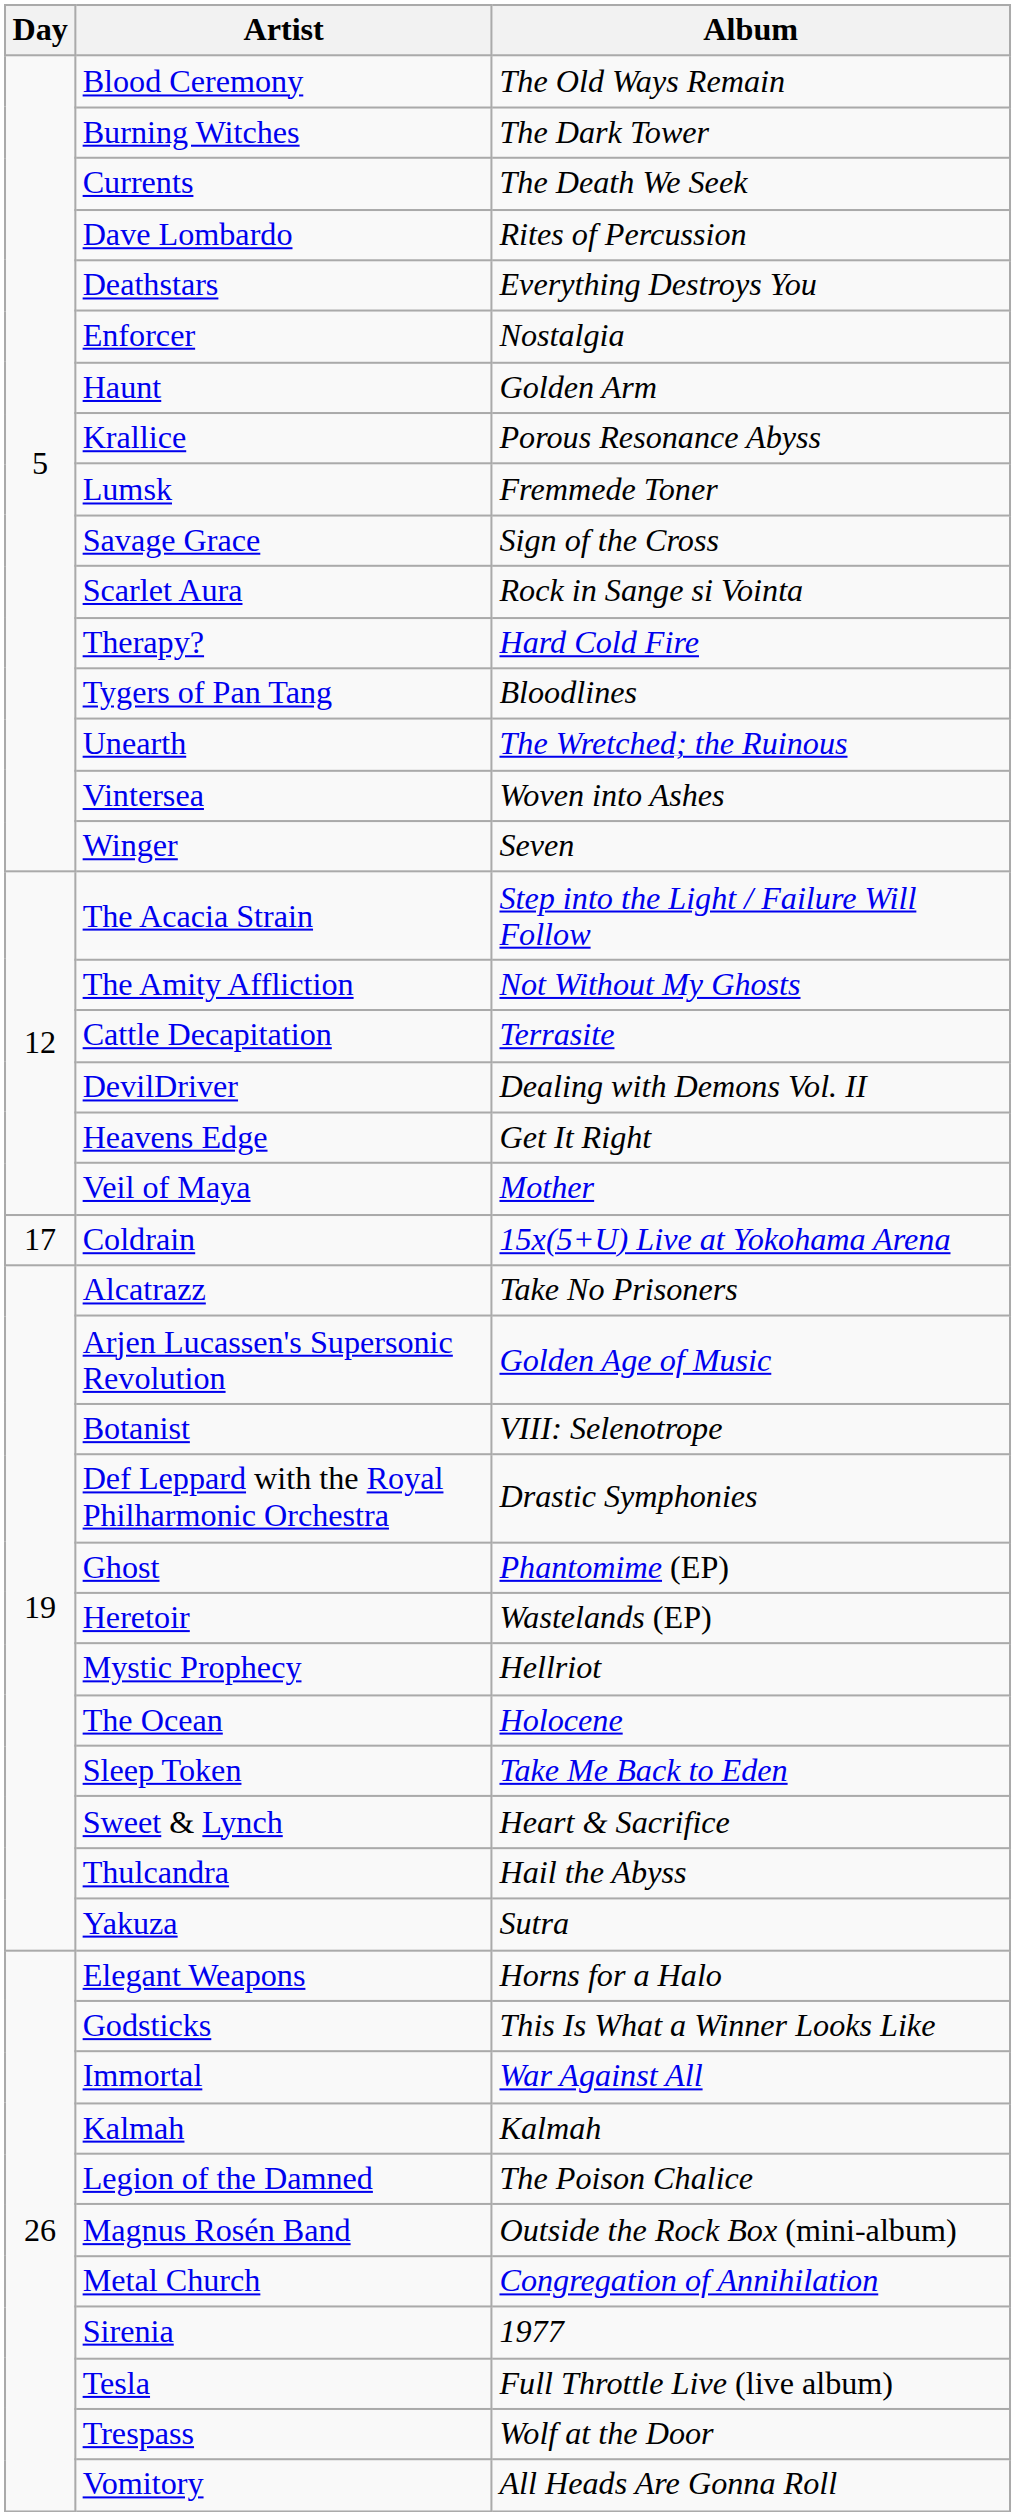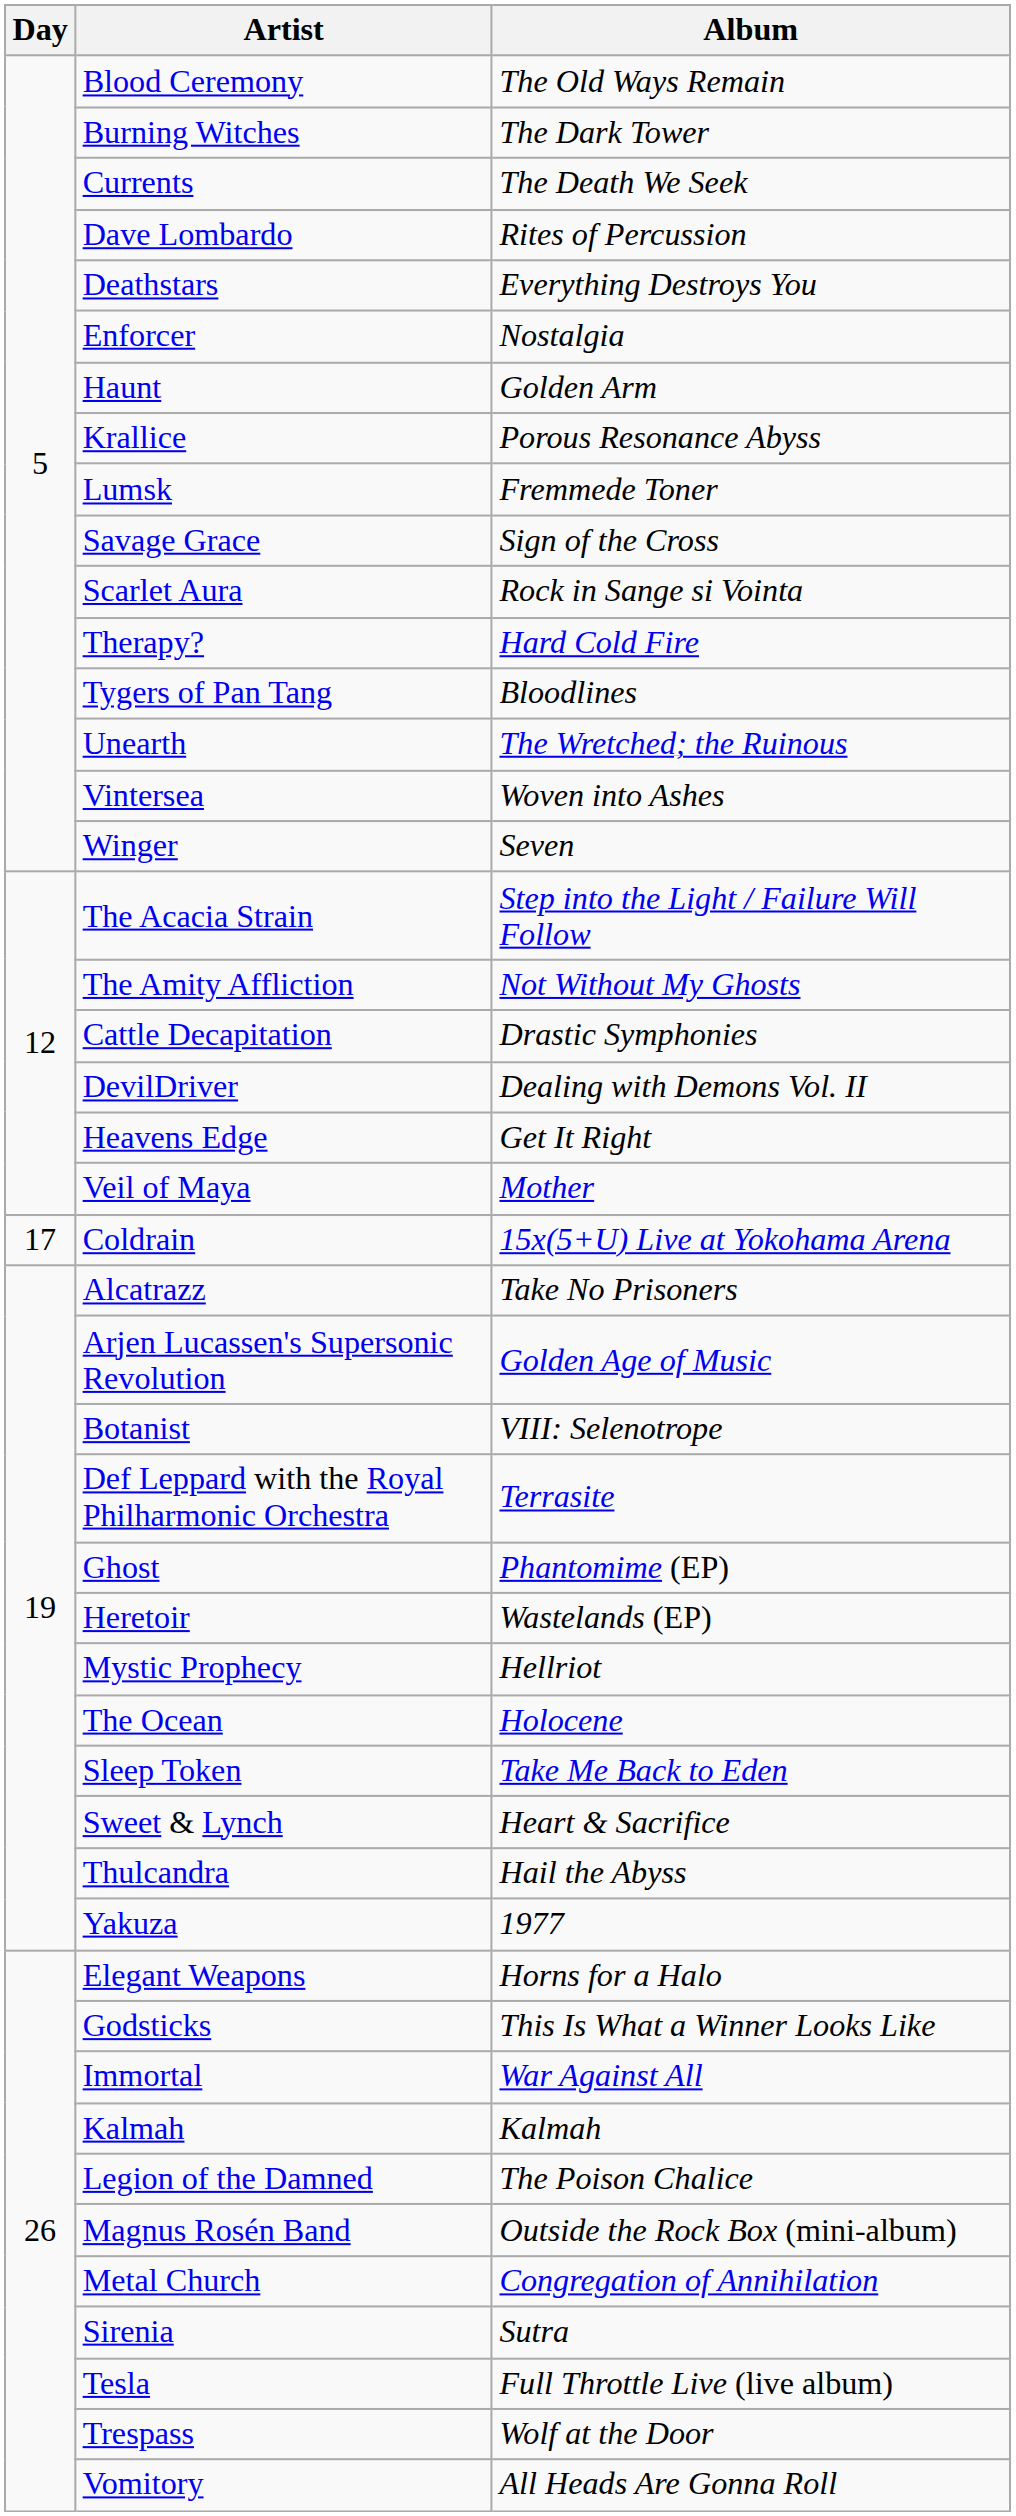(557, 1035) Terrasite -> (629, 1035) Drastic Symphonies
(629, 1497) Drastic Symphonies -> (557, 1497) Terrasite
(534, 1923) Sutra -> (532, 1923) 1977
(532, 2331) 1977 -> (534, 2331) Sutra
